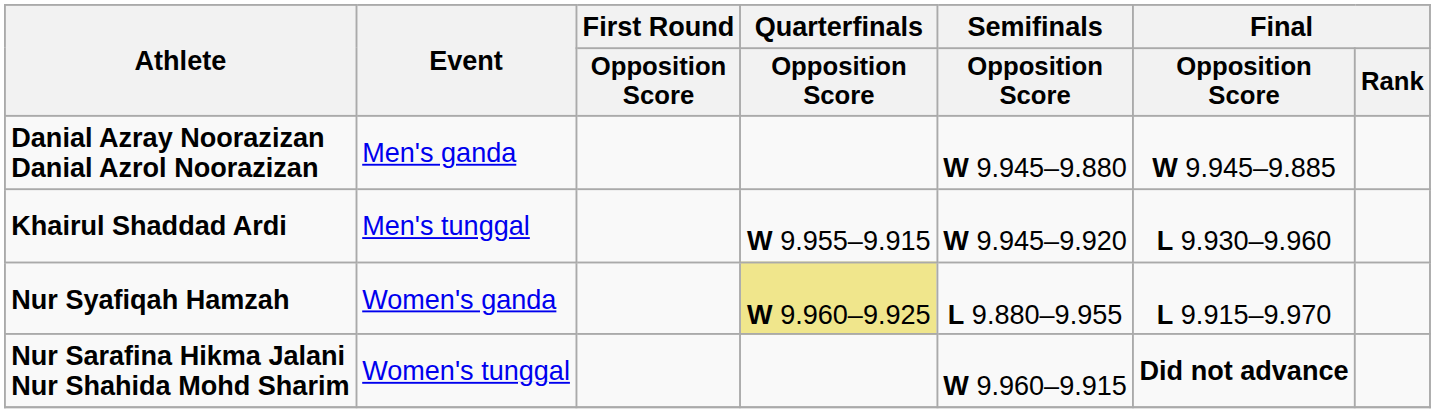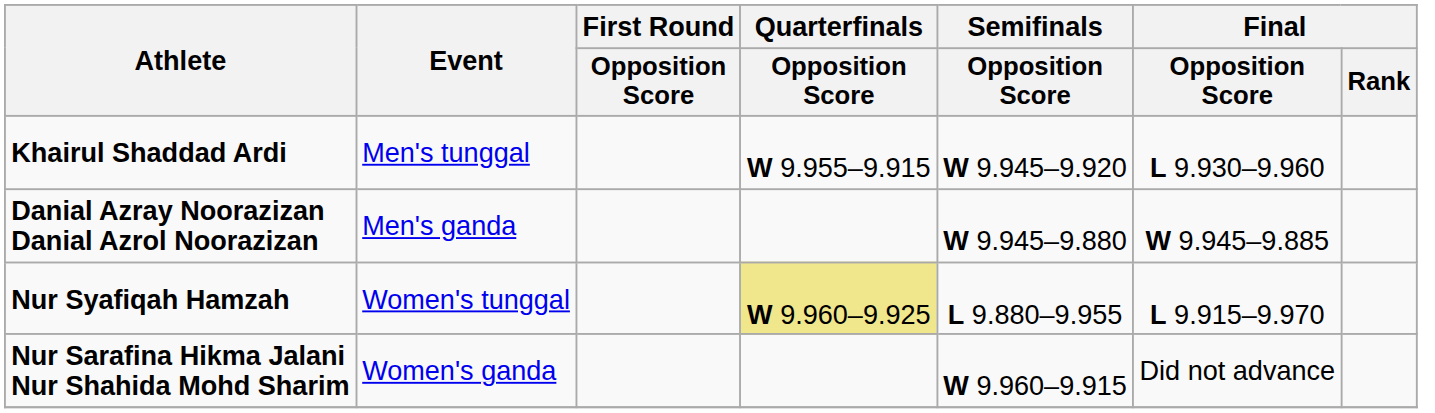rows swapped: (149, 226) <-> (168, 153)
(459, 299) Women's ganda -> (466, 299) Women's tunggal
(466, 372) Women's tunggal -> (459, 372) Women's ganda
(1244, 372) bold -> (1237, 372) normal
